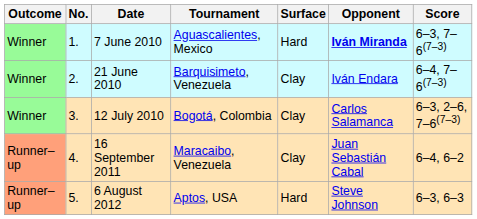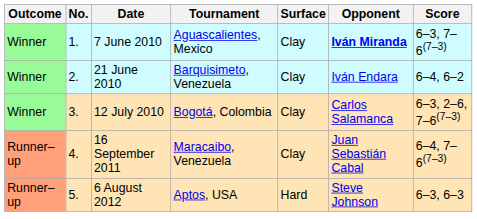(294, 42) Hard -> (293, 42) Clay
(436, 79) 6–4, 7–6(7–3) -> (440, 77) 6–4, 6–2
(440, 157) 6–4, 6–2 -> (436, 154) 6–4, 7–6(7–3)
